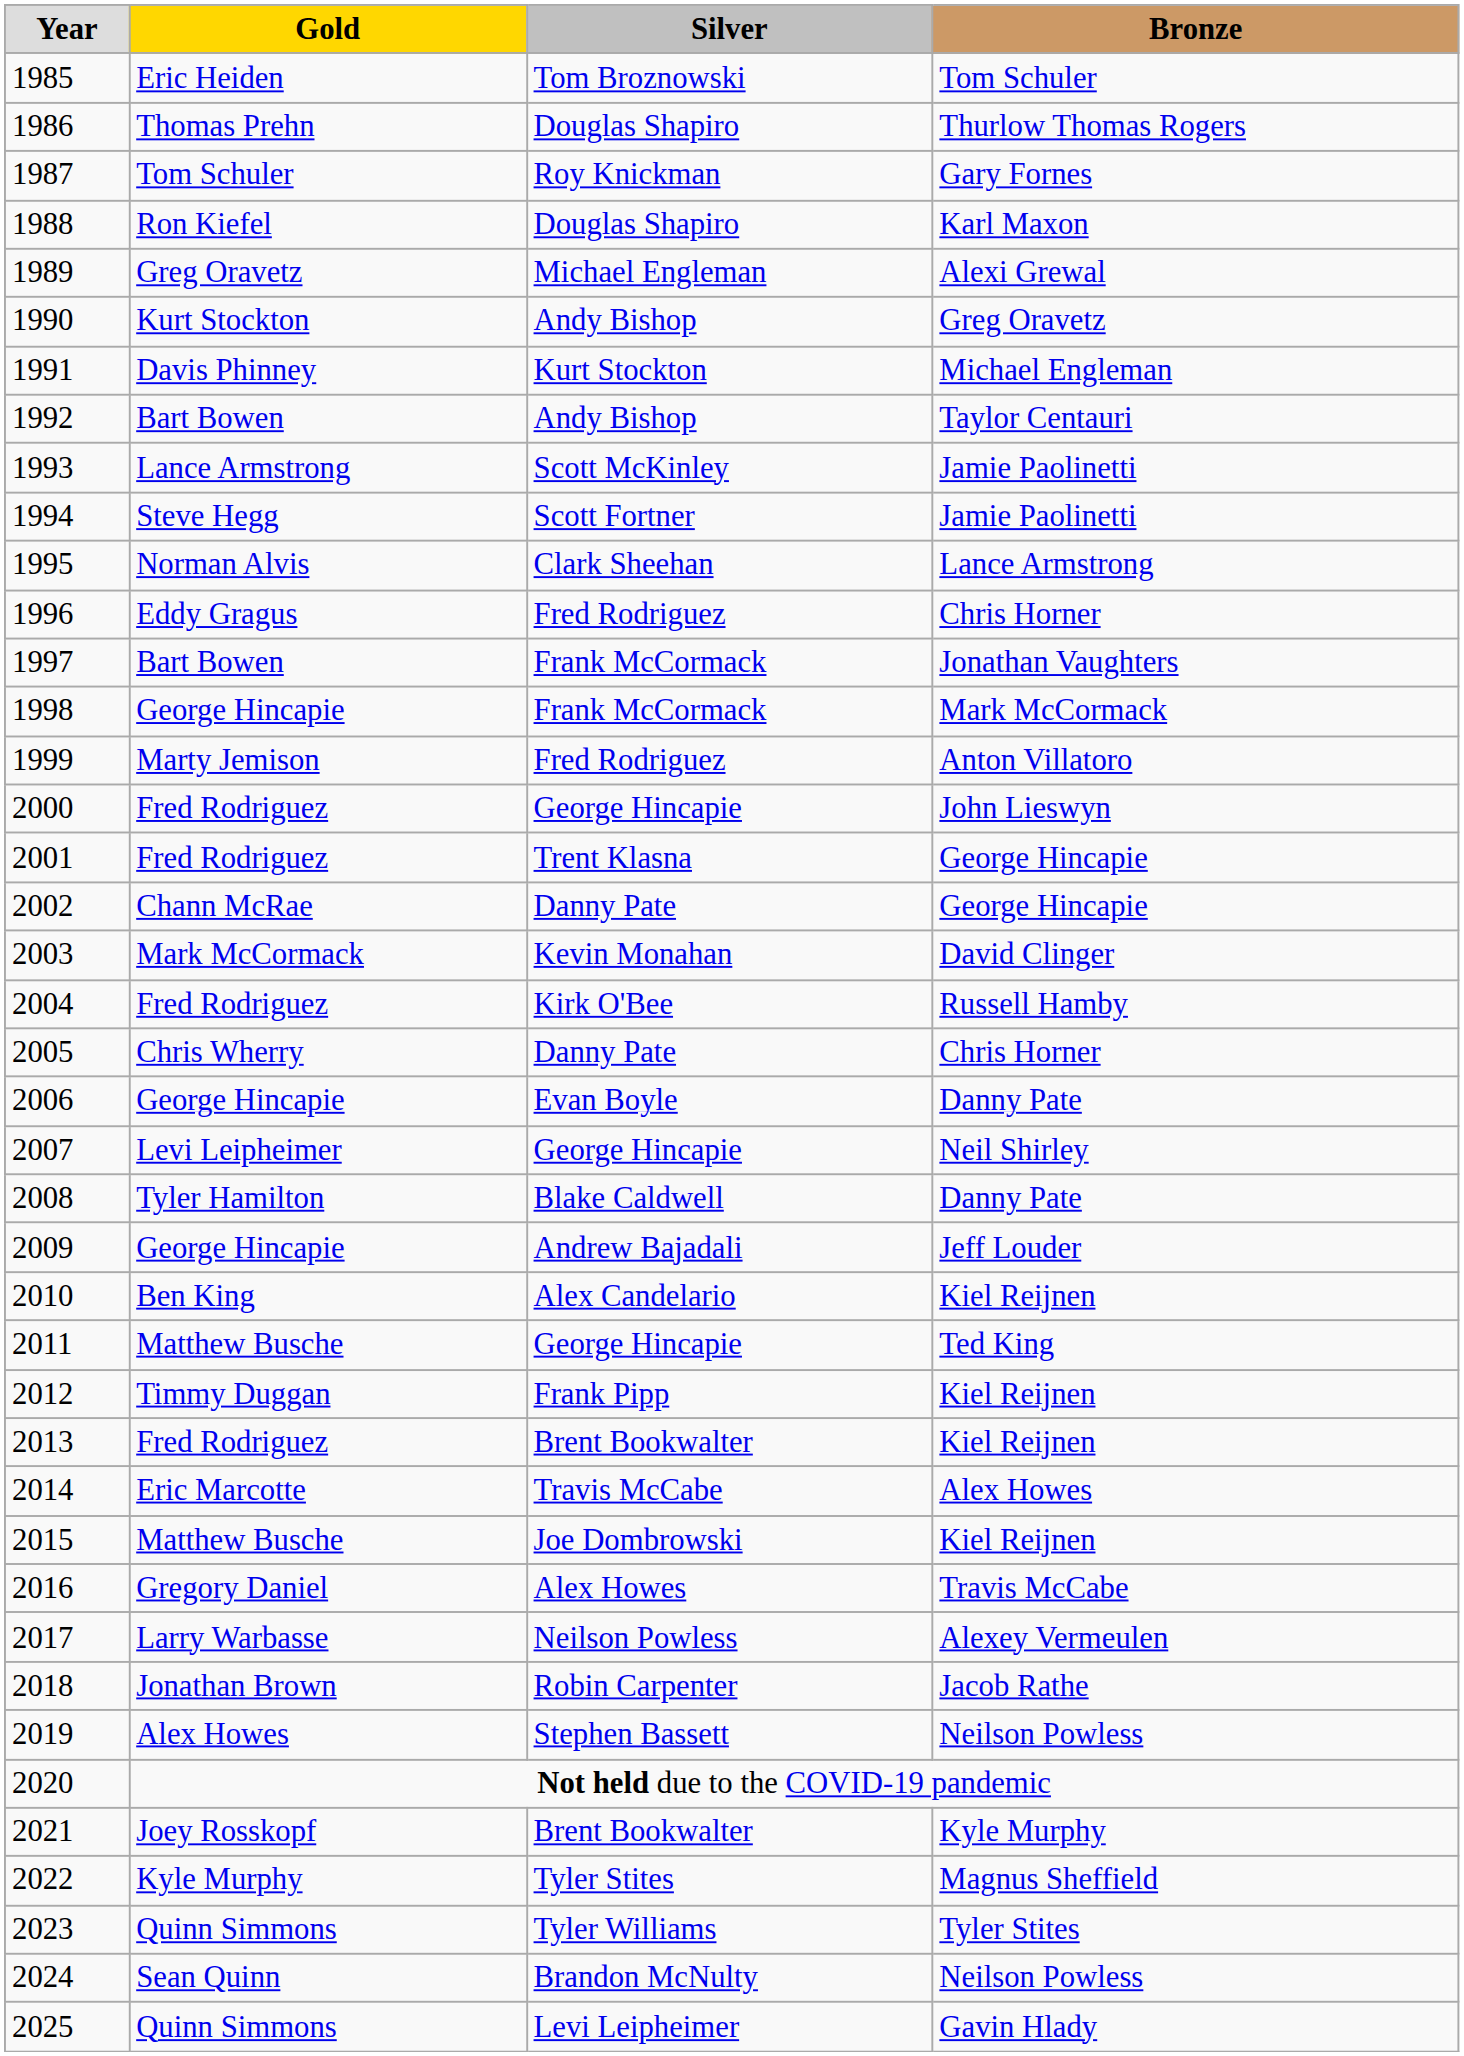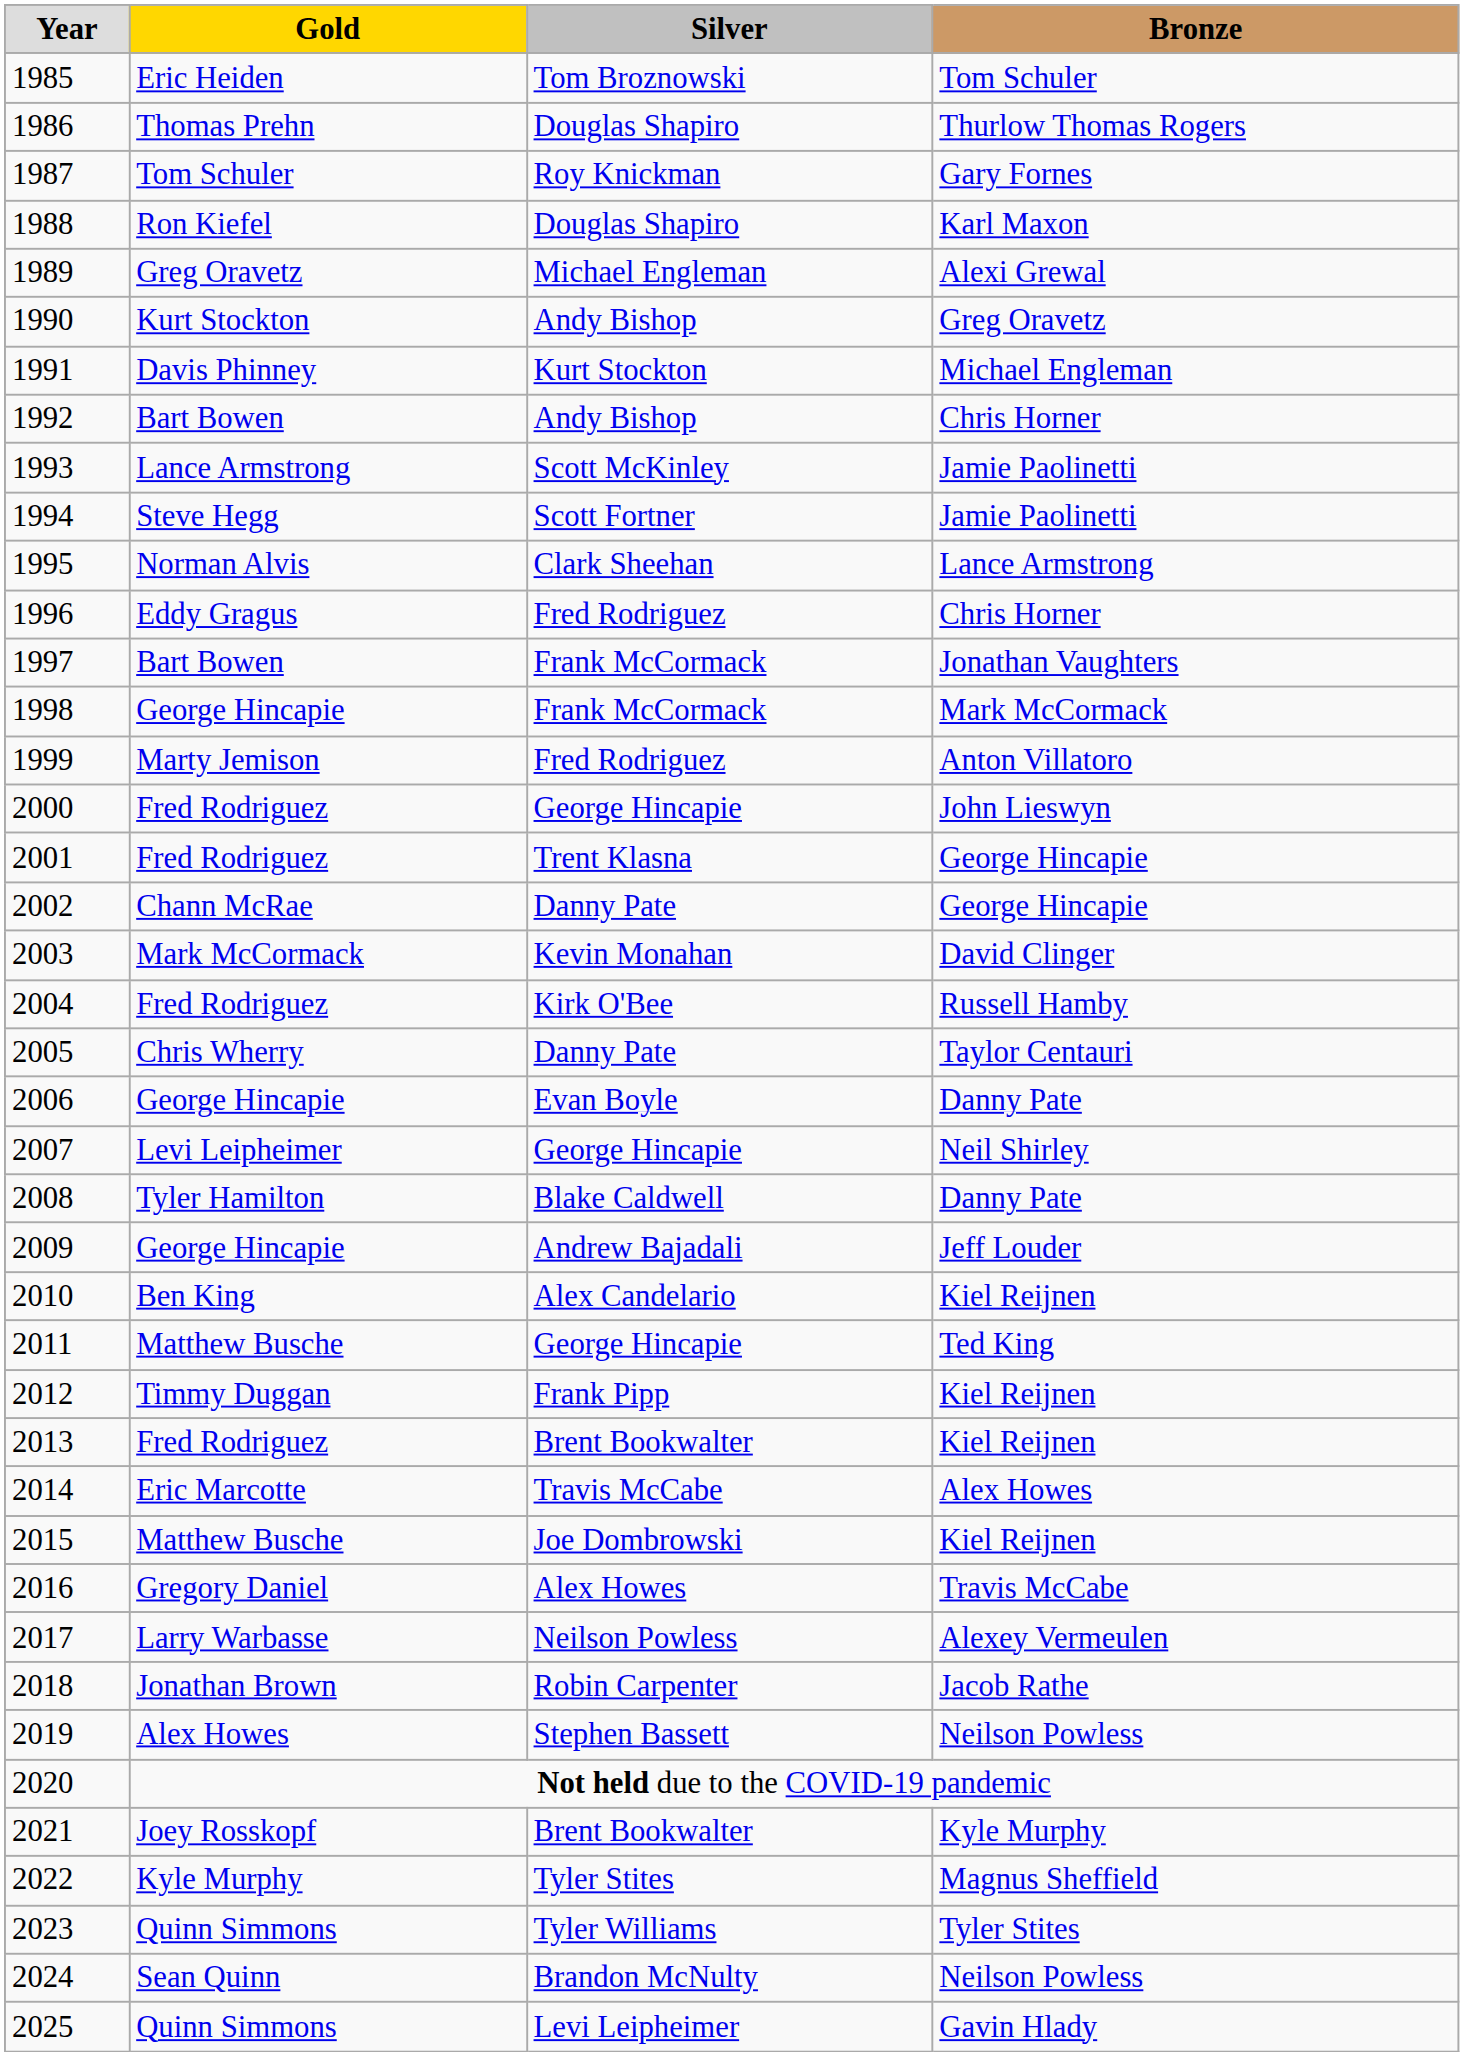(1036, 418) Taylor Centauri -> (1020, 418) Chris Horner
(1020, 1051) Chris Horner -> (1036, 1051) Taylor Centauri
